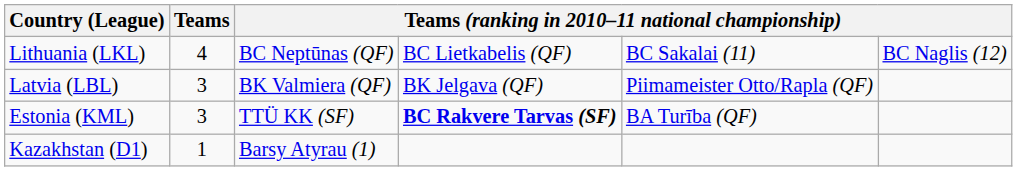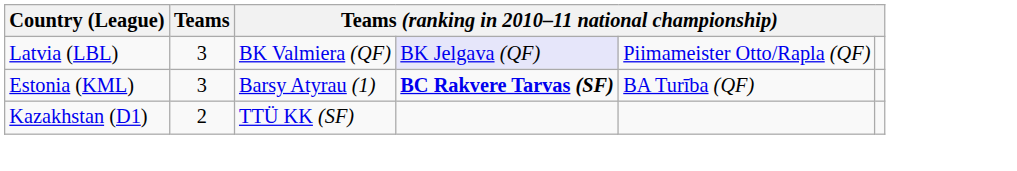- row: (77, 52)
(473, 85) no background -> (470, 52) lavender background
(297, 117) TTÜ KK (SF) -> (307, 85) Barsy Atyrau (1)
(202, 149) 1 -> (202, 117) 2
(307, 149) Barsy Atyrau (1) -> (297, 117) TTÜ KK (SF)
